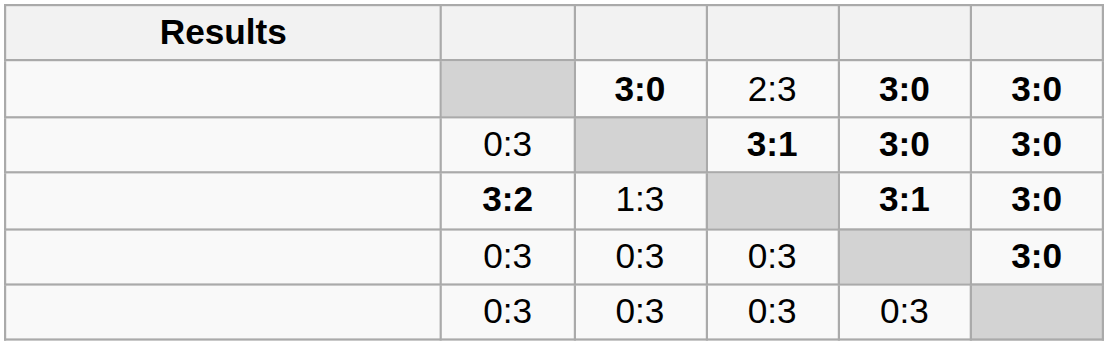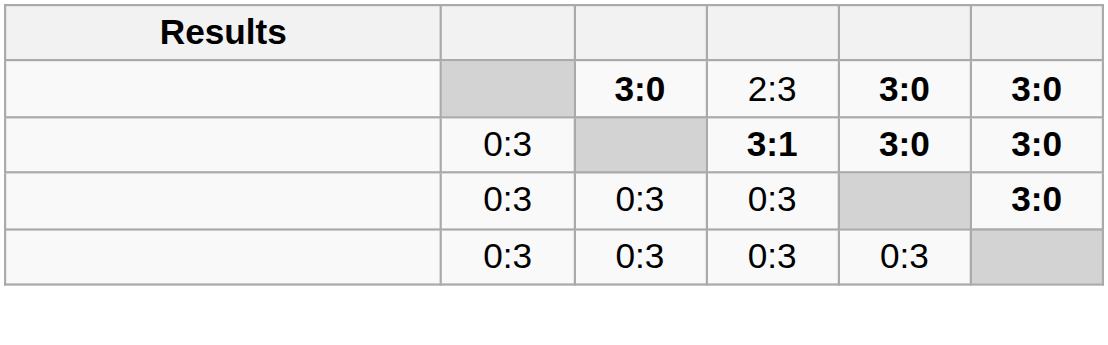- row: (640, 199)
